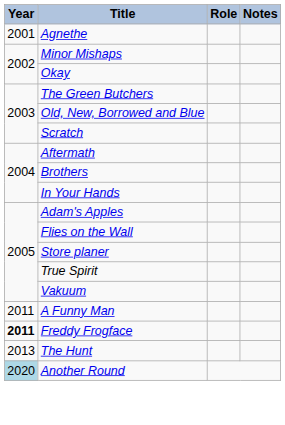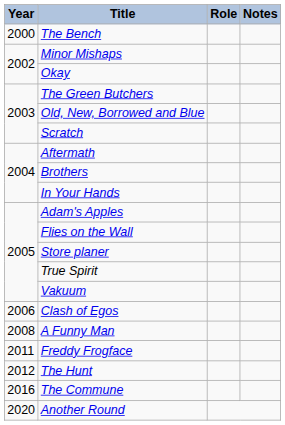+ row: (71, 34)
- row: (64, 34)
+ row: (80, 311)
(21, 311) 2011 -> (21, 331) 2008
(21, 331) bold -> (21, 350) normal
(21, 350) 2013 -> (21, 370) 2012
+ row: (82, 390)
(21, 370) lightblue background -> (21, 410) no background
